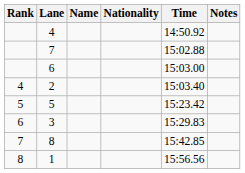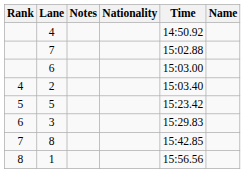columns swapped: (84, 13) <-> (224, 13)
